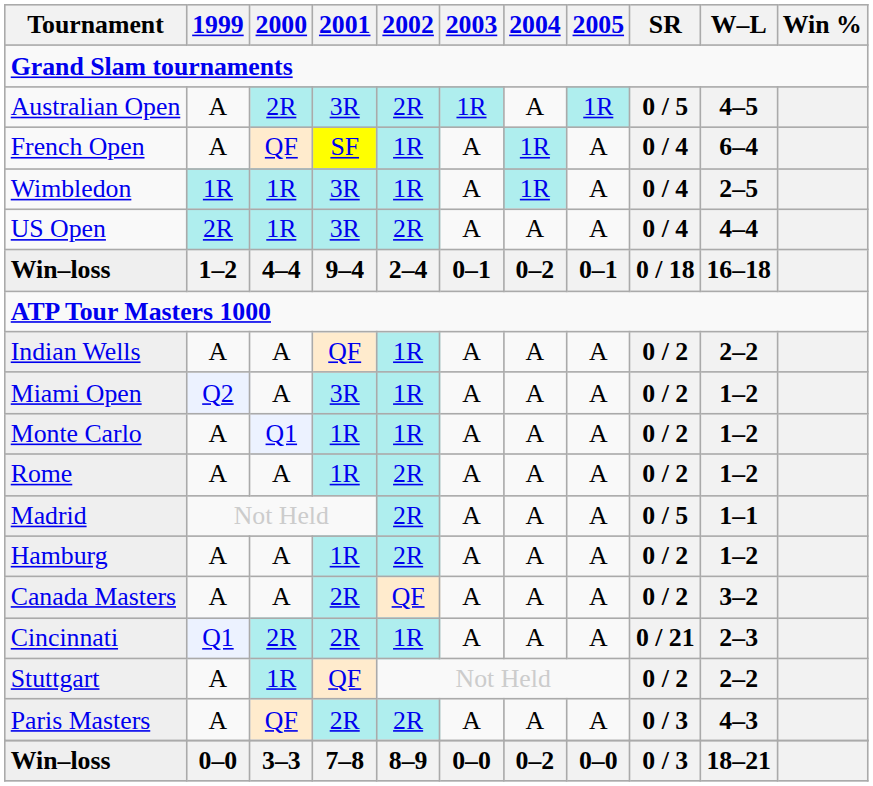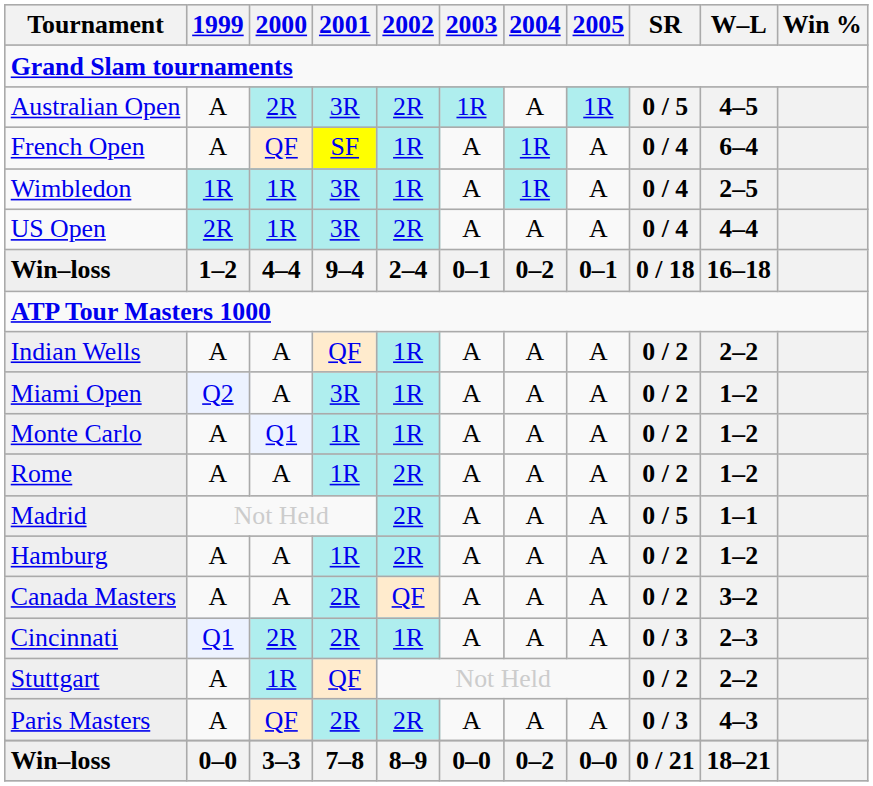(665, 637) 0 / 21 -> (665, 637) 0 / 3
(665, 760) 0 / 3 -> (665, 760) 0 / 21
